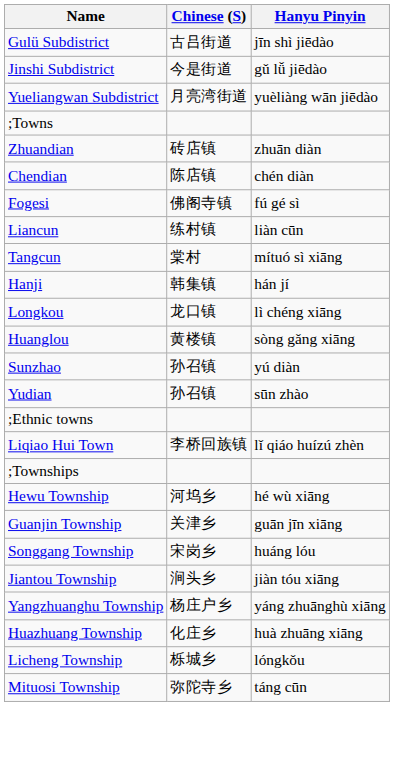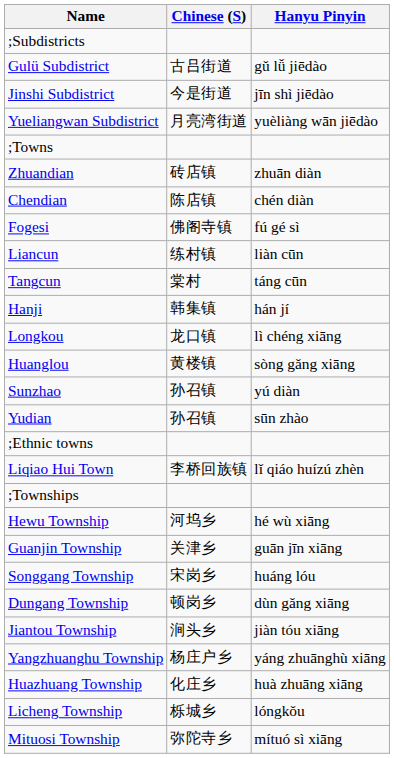+ row: (46, 41)
(294, 42) jīn shì jiēdào -> (291, 66) gǔ lǚ jiēdào
(291, 69) gǔ lǚ jiēdào -> (294, 94) jīn shì jiēdào
(298, 257) mítuó sì xiāng -> (281, 281) táng cūn
+ row: (68, 602)
(281, 687) táng cūn -> (298, 739) mítuó sì xiāng
